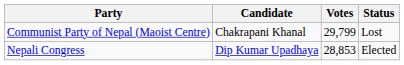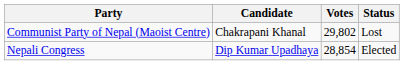(340, 32) 29,799 -> (340, 32) 29,802
(340, 50) 28,853 -> (340, 50) 28,854
